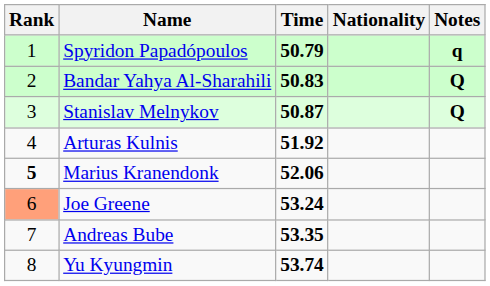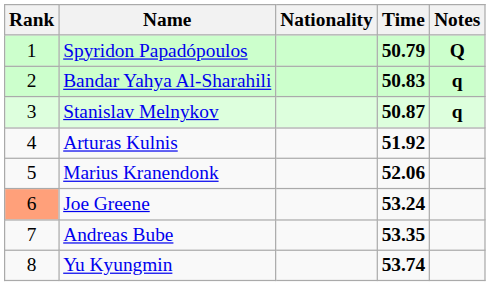columns swapped: (379, 19) <-> (302, 19)
(457, 50) q -> (457, 50) Q
(457, 81) Q -> (457, 81) q
(457, 111) Q -> (457, 111) q
(32, 173) bold -> (32, 173) normal
